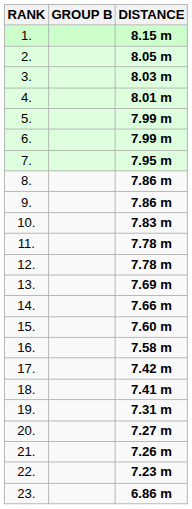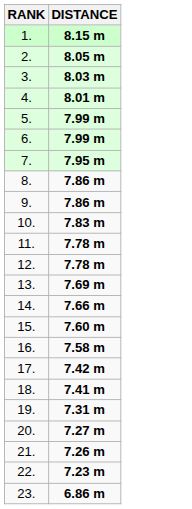- column: (82, 14)
